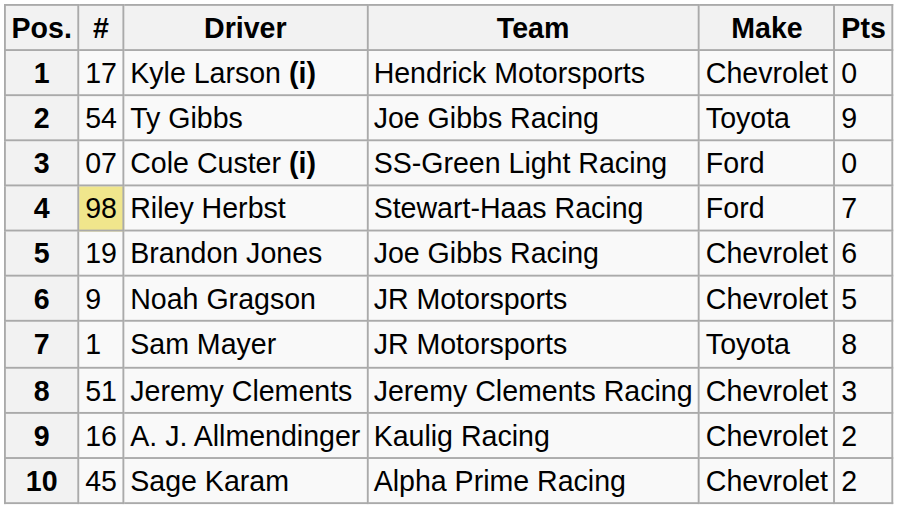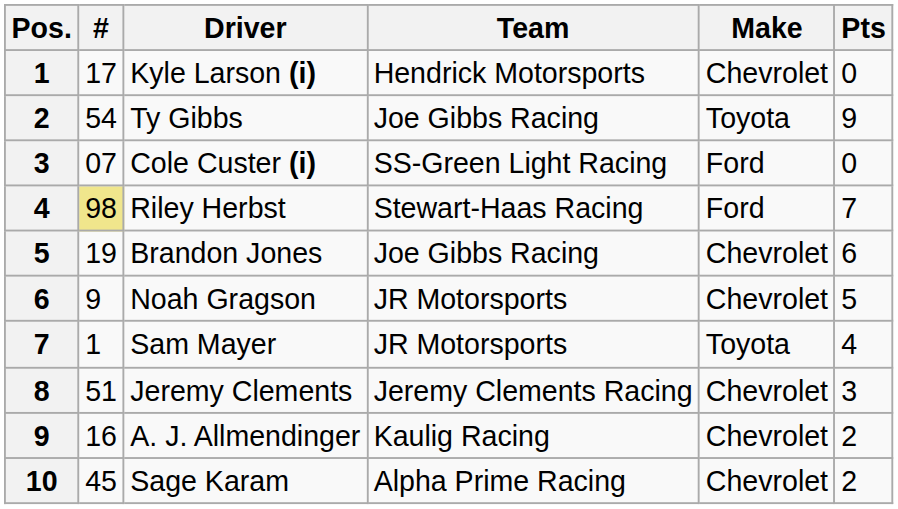(849, 344) 8 -> (849, 344) 4
